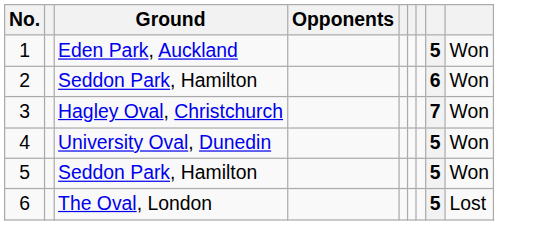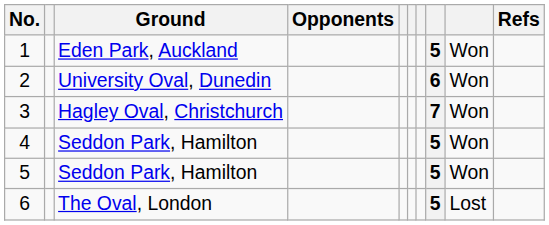+ column: (519, 19)
(158, 81) Seddon Park, Hamilton -> (165, 81) University Oval, Dunedin
(165, 142) University Oval, Dunedin -> (158, 142) Seddon Park, Hamilton
